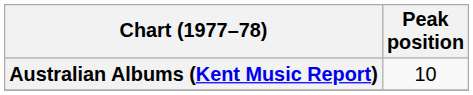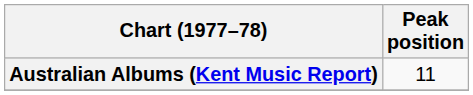(425, 74) 10 -> (425, 74) 11
